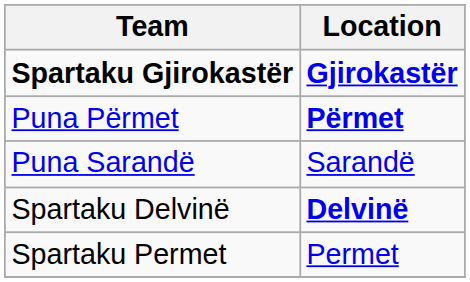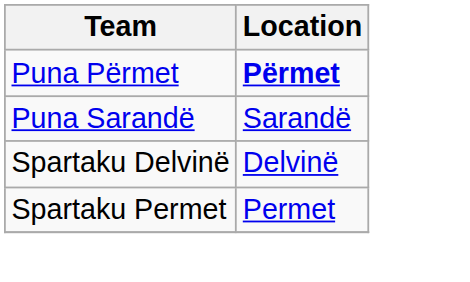- row: (152, 72)
(357, 208) bold -> (291, 163) normal
